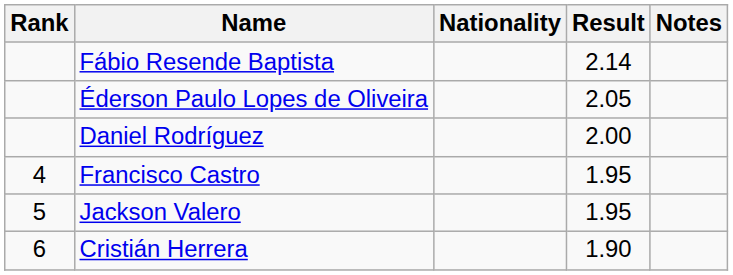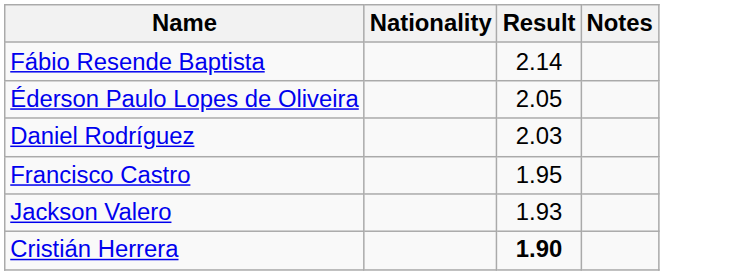- column: (39, 23)
(608, 136) 2.00 -> (539, 136) 2.03
(608, 212) 1.95 -> (539, 212) 1.93
(608, 250) normal -> (539, 250) bold
